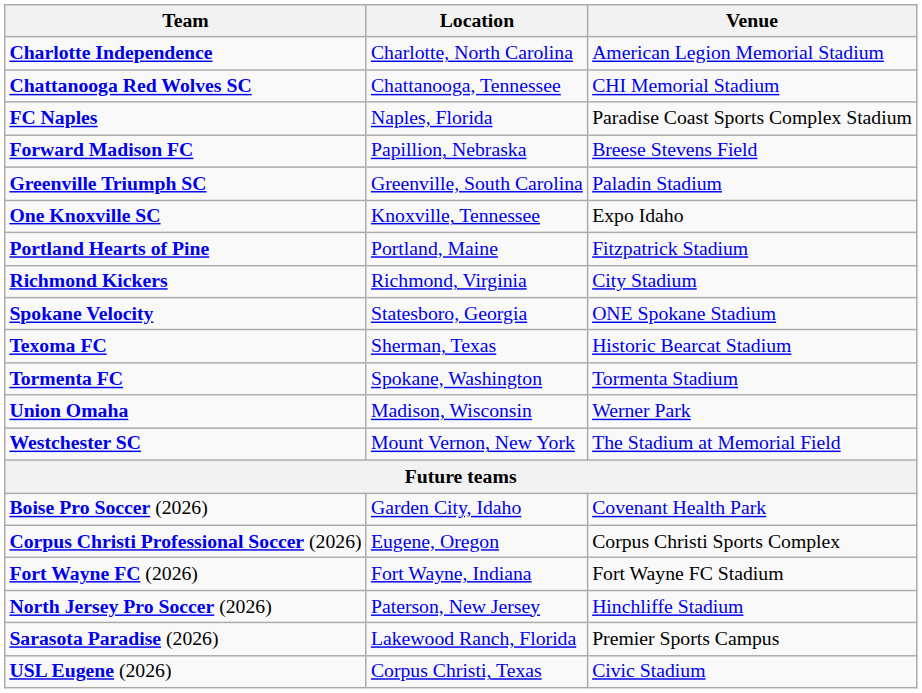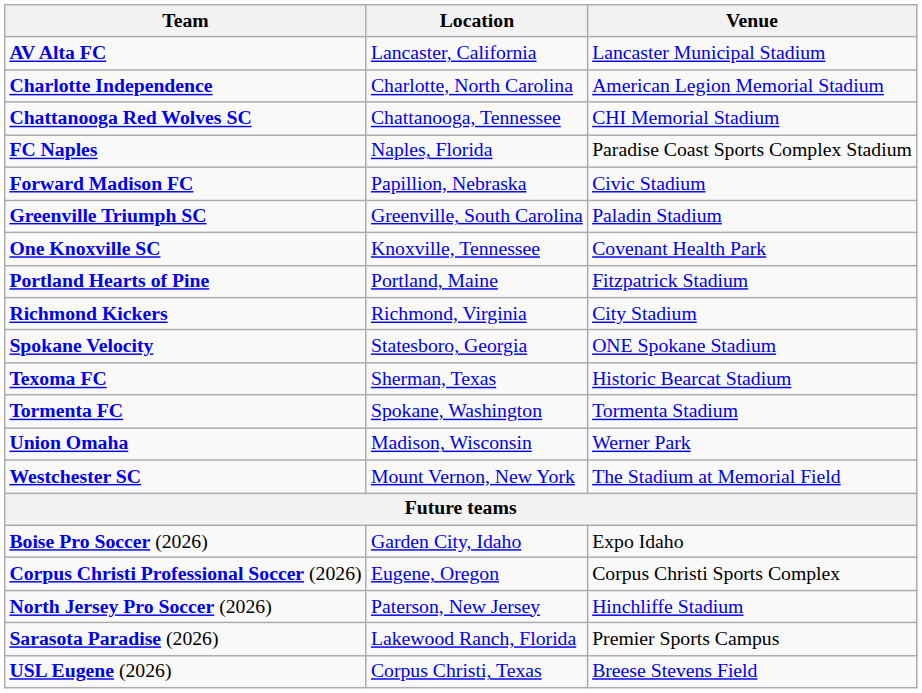+ row: (58, 52)
(675, 150) Breese Stevens Field -> (649, 183) Civic Stadium
(638, 215) Expo Idaho -> (679, 248) Covenant Health Park
(679, 508) Covenant Health Park -> (638, 540) Expo Idaho
- row: (104, 573)
(649, 671) Civic Stadium -> (675, 671) Breese Stevens Field
